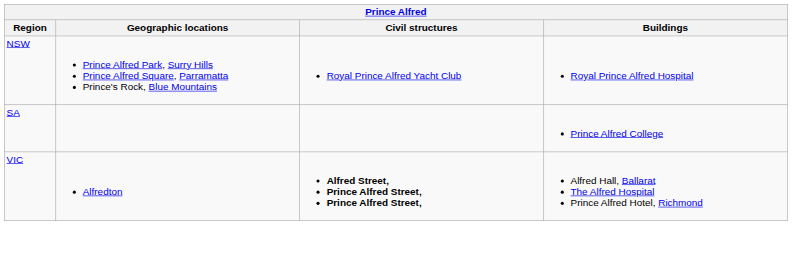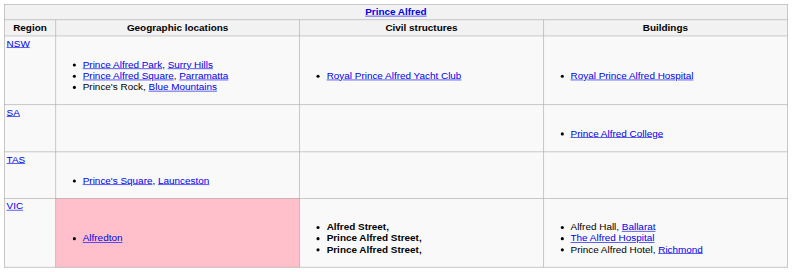+ row: (16, 159)
(178, 192) no background -> (178, 238) pink background
